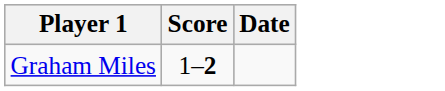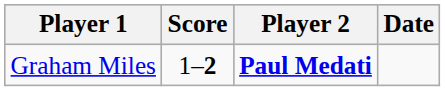+ column: (306, 24)
